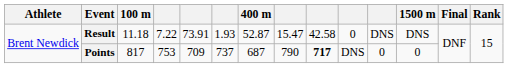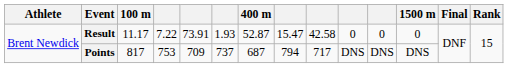(136, 34) 11.18 -> (136, 34) 11.17
(382, 34) DNS -> (382, 34) 0
(417, 34) DNS -> (417, 34) 0
(290, 53) 790 -> (290, 53) 794
(322, 53) bold -> (322, 53) normal
(382, 53) 0 -> (382, 53) DNS
(417, 53) 0 -> (417, 53) DNS
